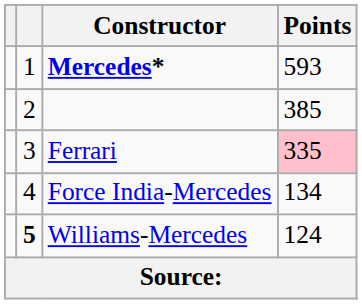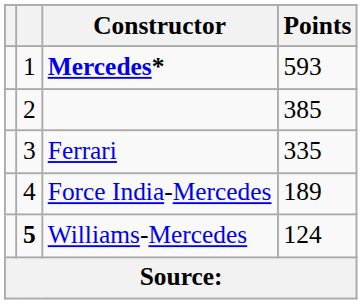(303, 150) pink background -> (303, 150) no background
(303, 192) 134 -> (303, 192) 189
